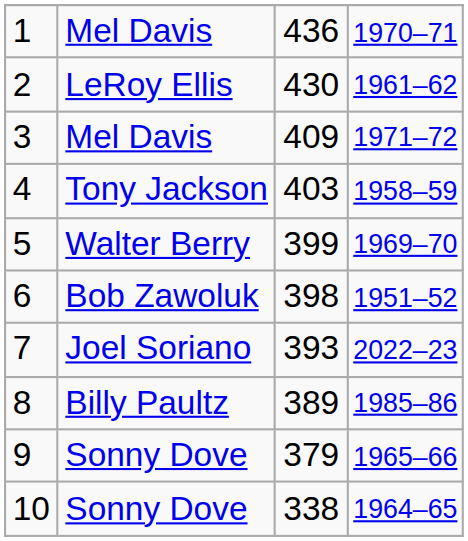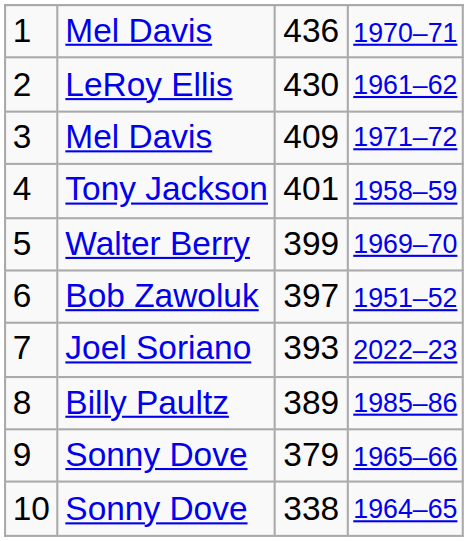(311, 190) 403 -> (311, 190) 401
(311, 296) 398 -> (311, 296) 397
